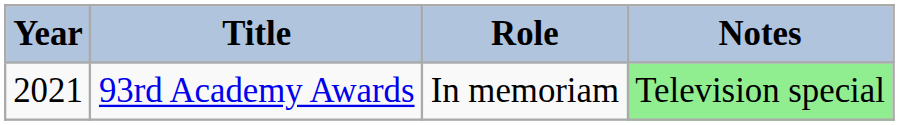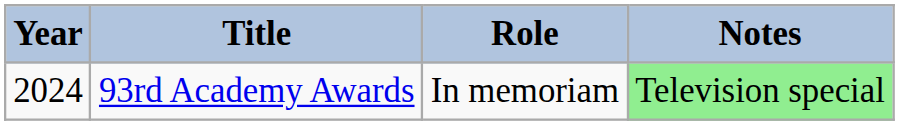(48, 90) 2021 -> (48, 90) 2024
